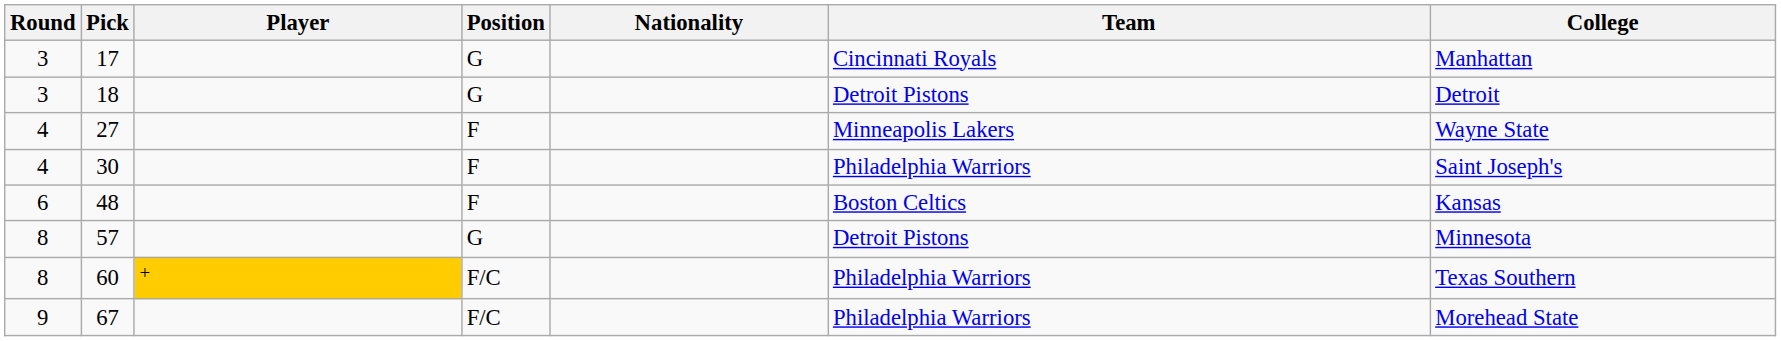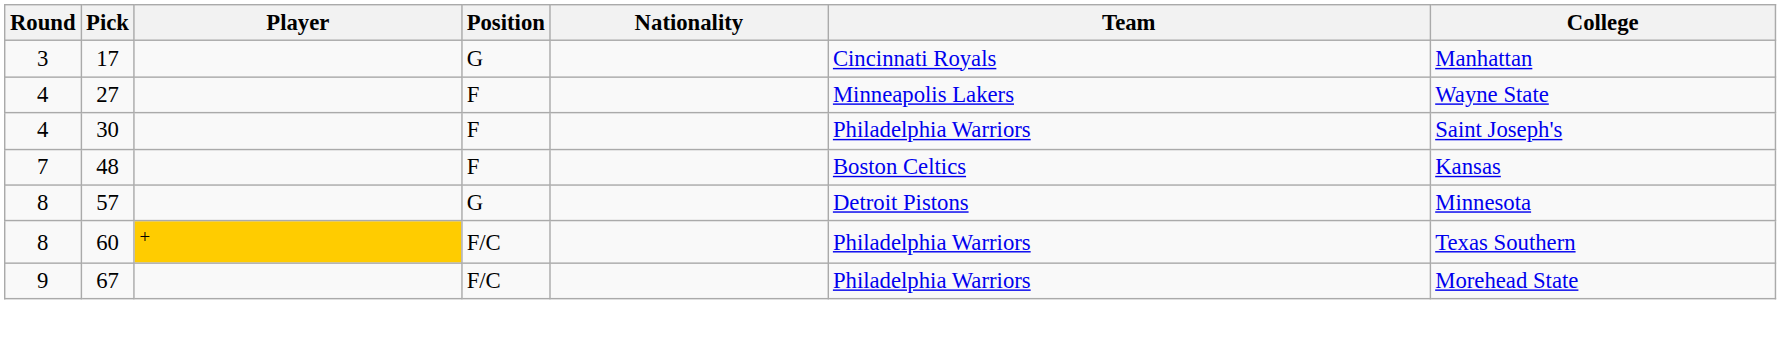- row: (108, 94)
(43, 202) 6 -> (43, 166) 7
